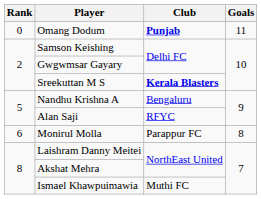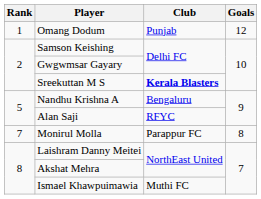(20, 30) 0 -> (20, 30) 1
(163, 30) bold -> (161, 30) normal
(241, 30) 11 -> (241, 30) 12
(20, 133) 6 -> (20, 133) 7
